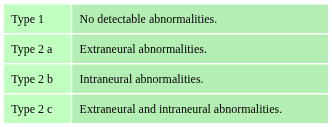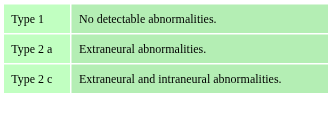- row: (32, 78)
